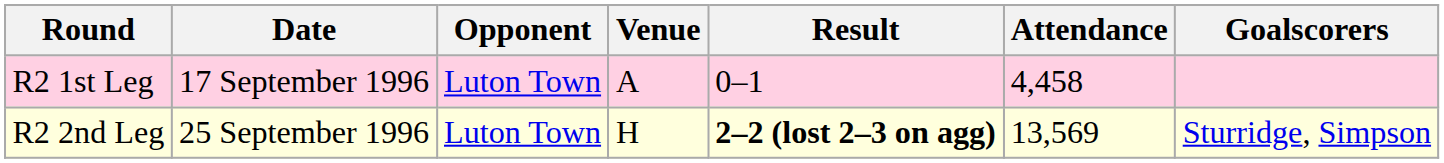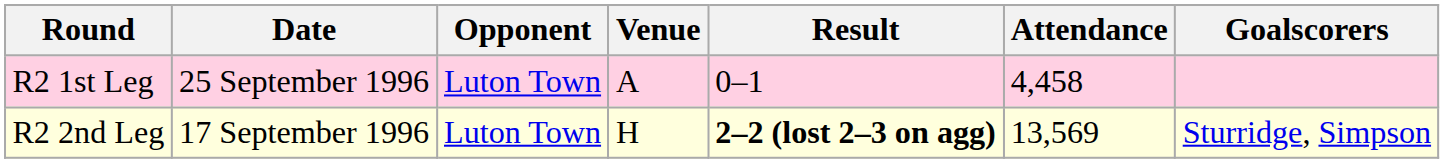(304, 81) 17 September 1996 -> (304, 81) 25 September 1996
(304, 132) 25 September 1996 -> (304, 132) 17 September 1996
